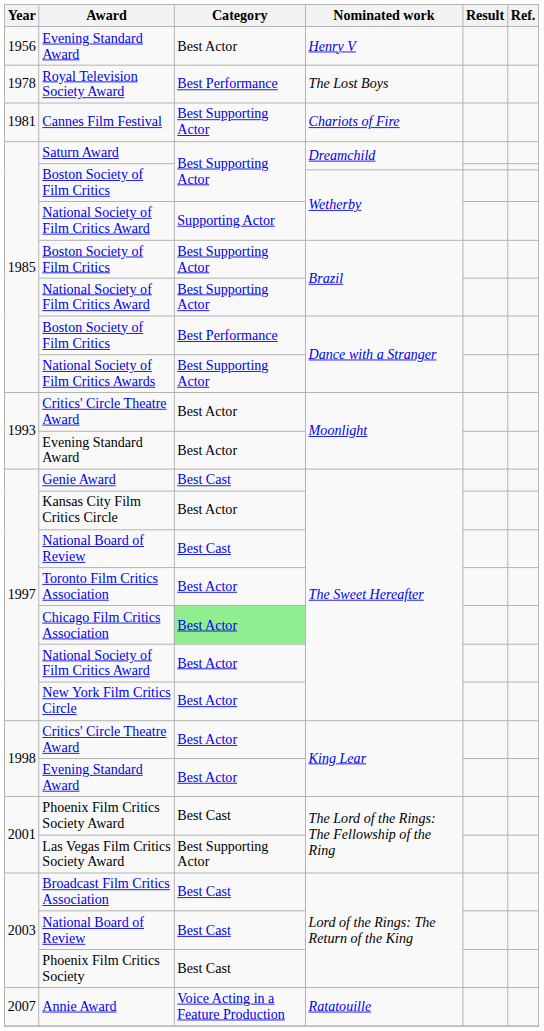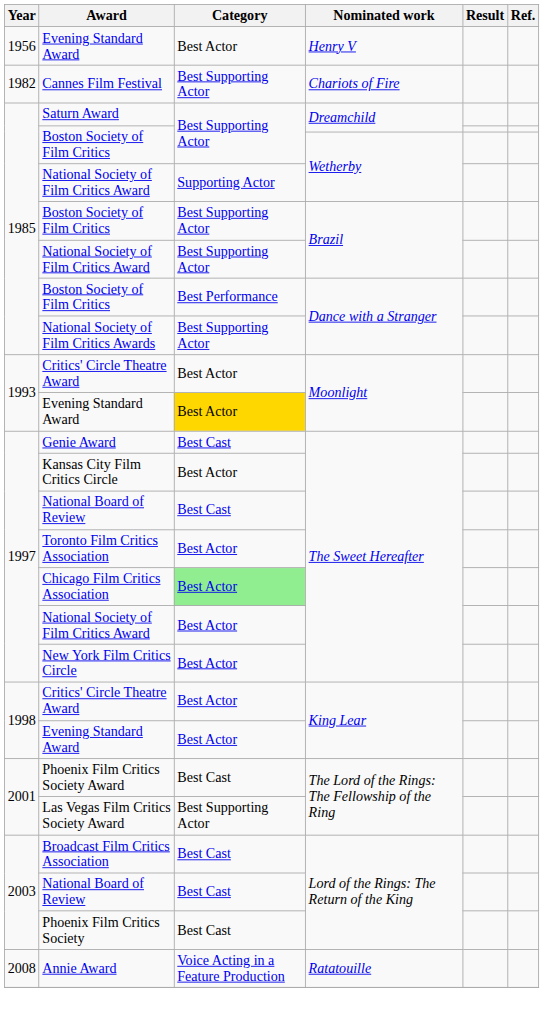- row: (90, 84)
(22, 122) 1981 -> (22, 84) 1982
(207, 449) no background -> (207, 411) gold background
(22, 1006) 2007 -> (22, 968) 2008
